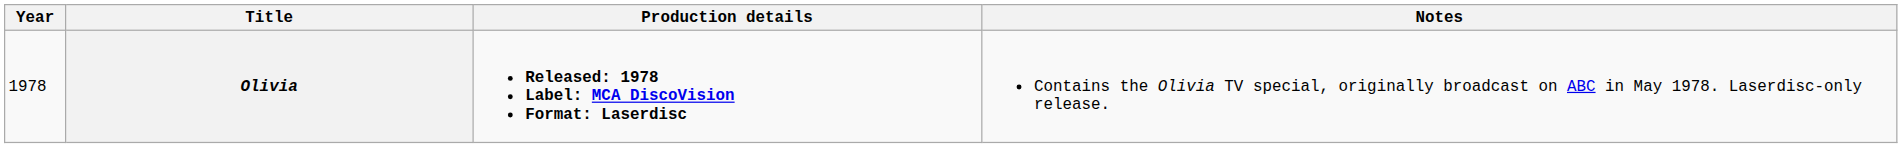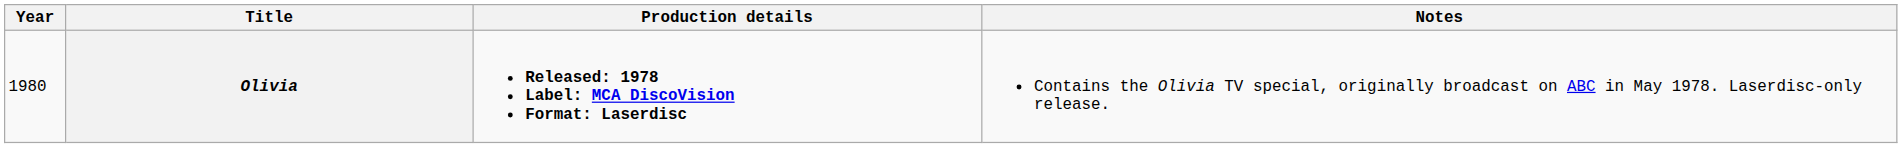(27, 87) 1978 -> (27, 87) 1980
